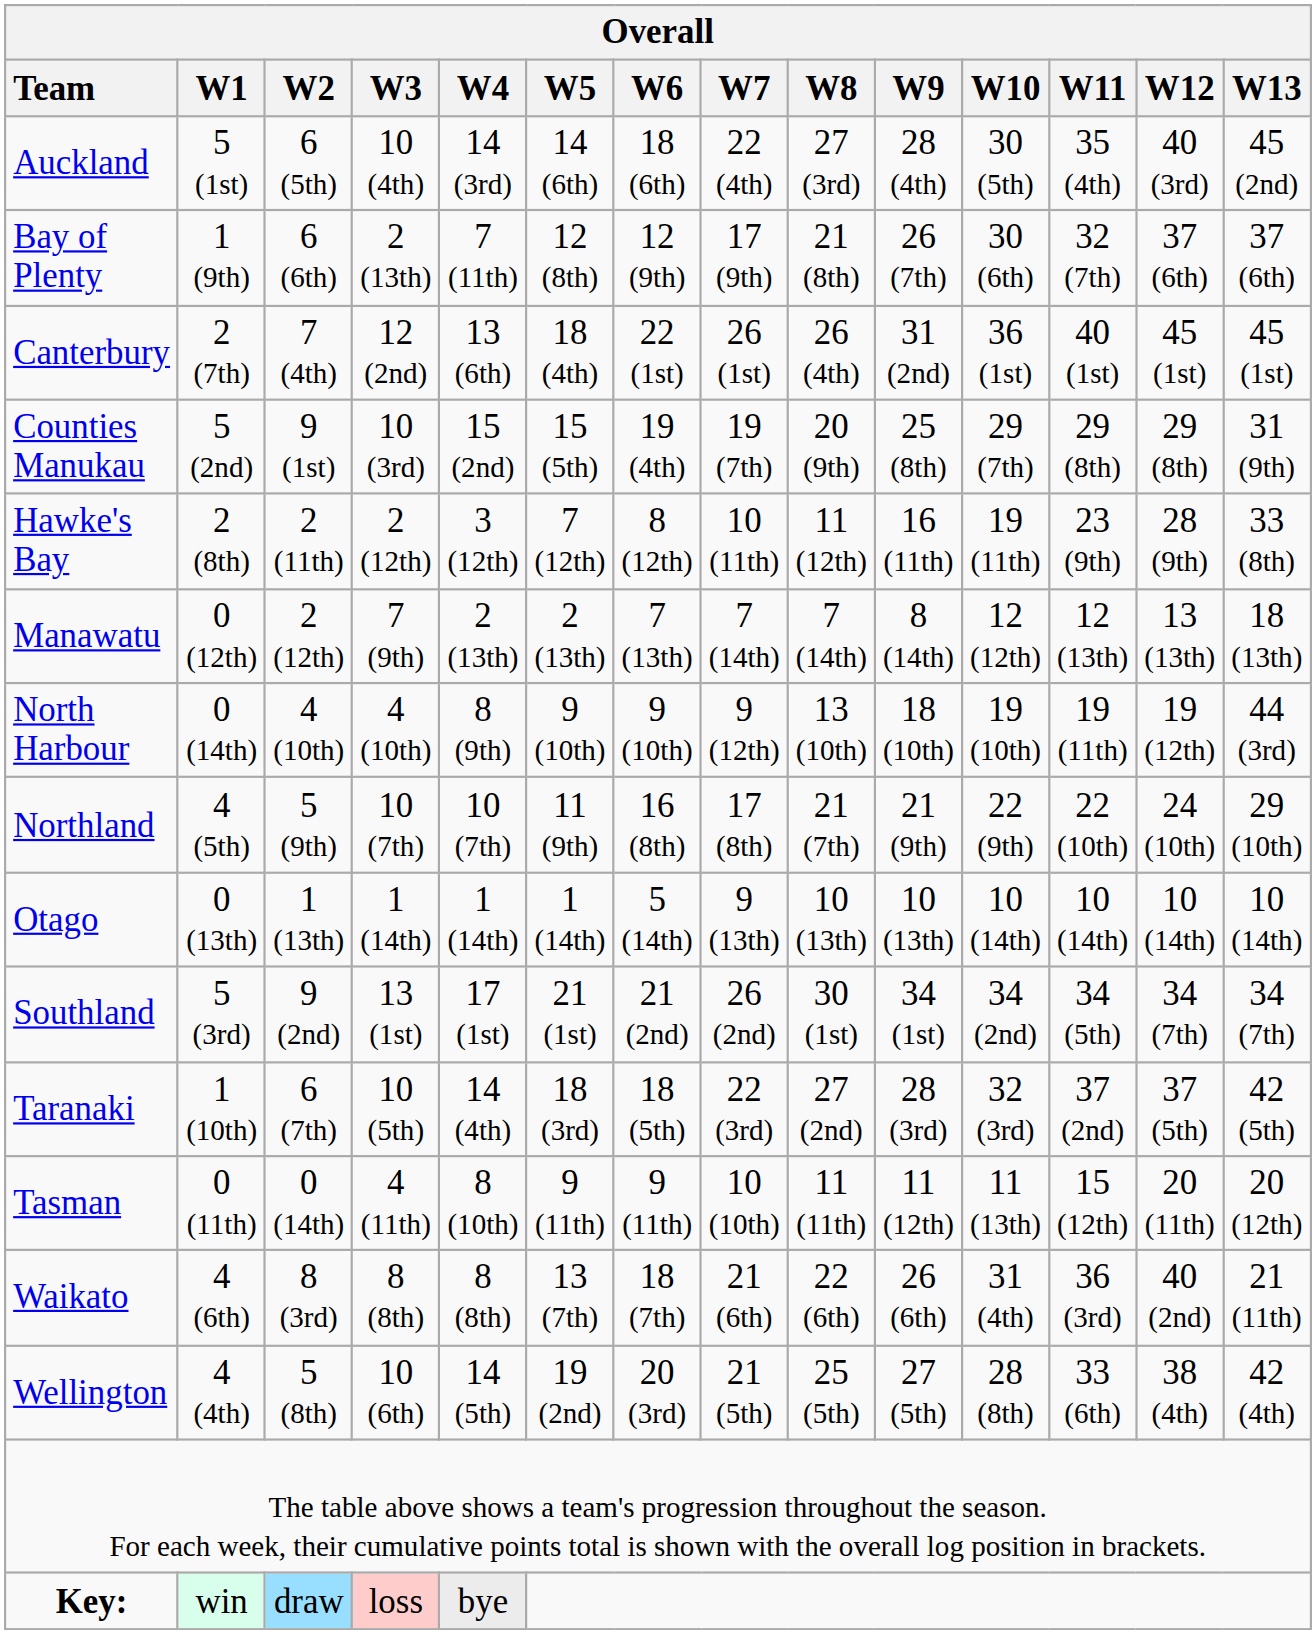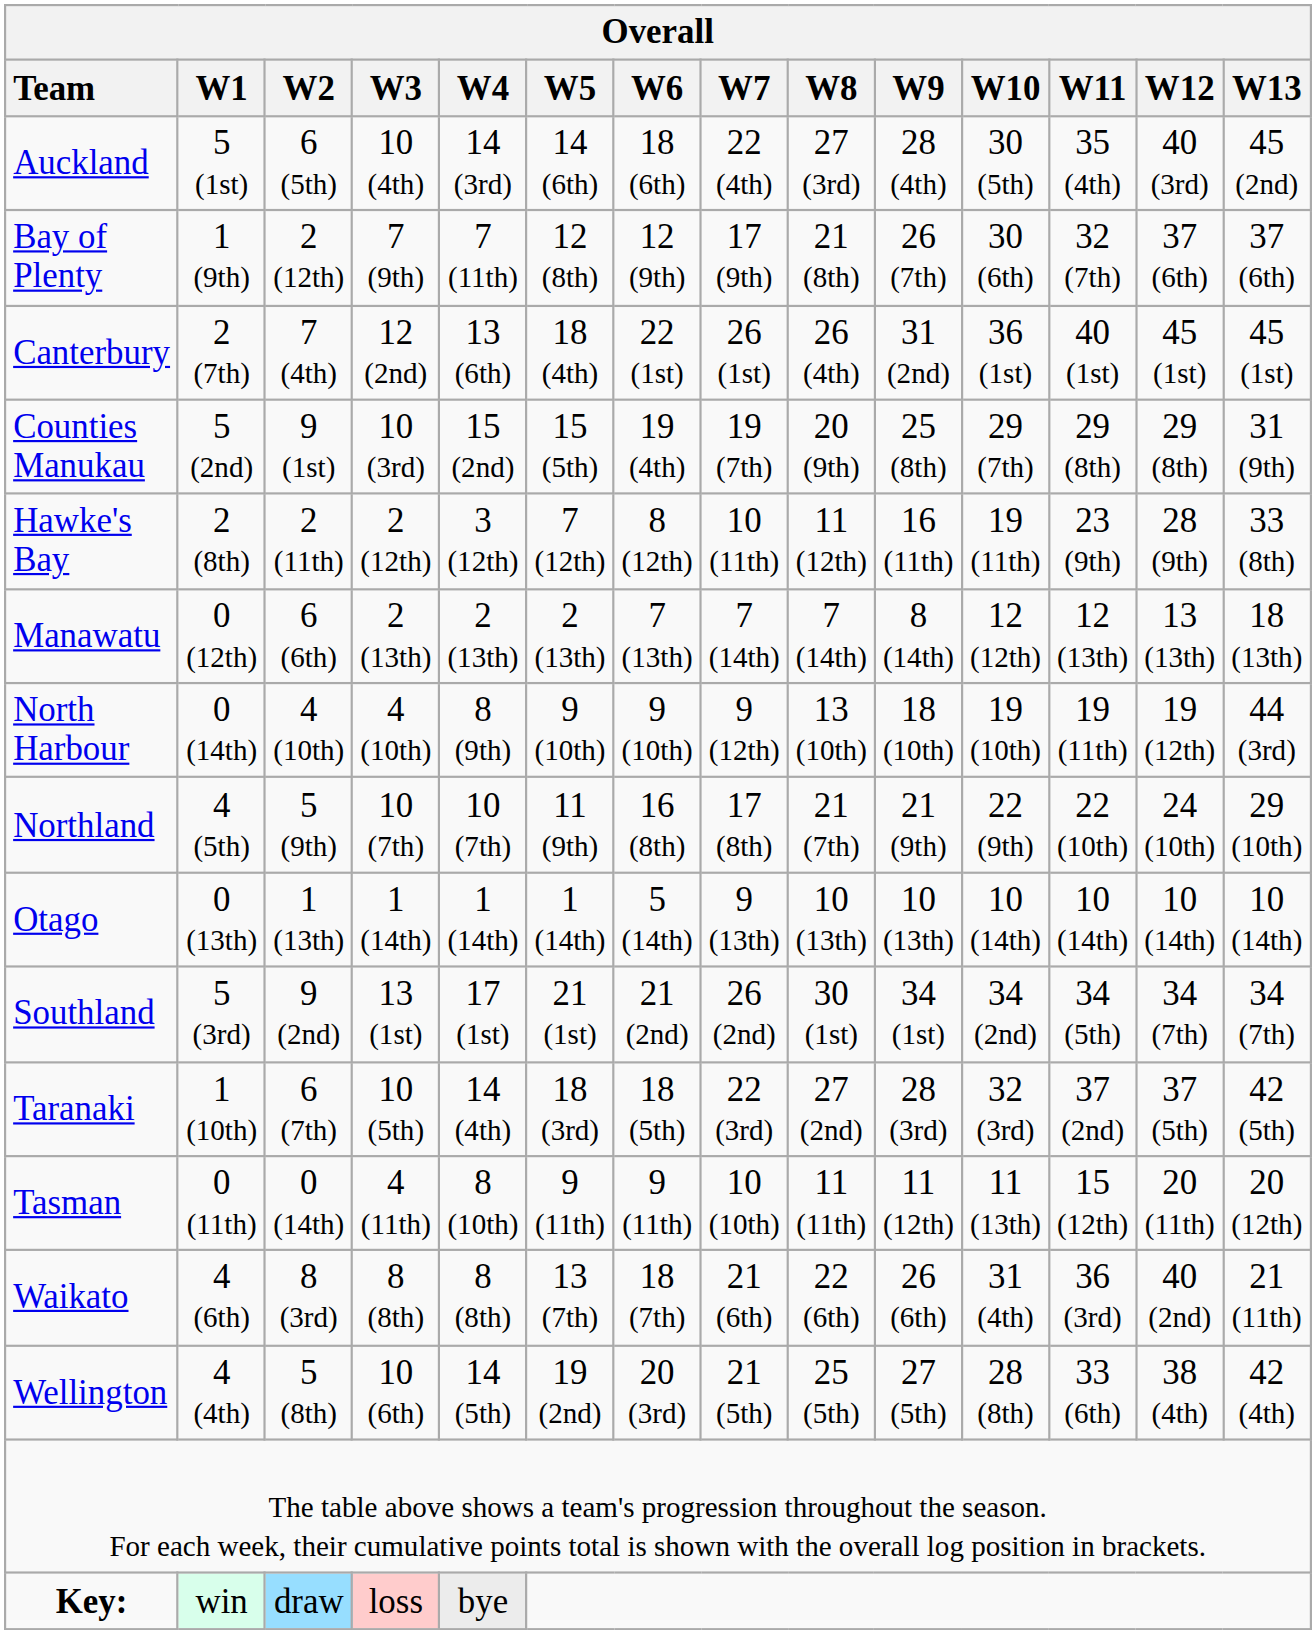(309, 256) 6 (6th) -> (309, 256) 2 (12th)
(396, 256) 2 (13th) -> (396, 256) 7 (9th)
(309, 635) 2 (12th) -> (309, 635) 6 (6th)
(396, 635) 7 (9th) -> (396, 635) 2 (13th)
